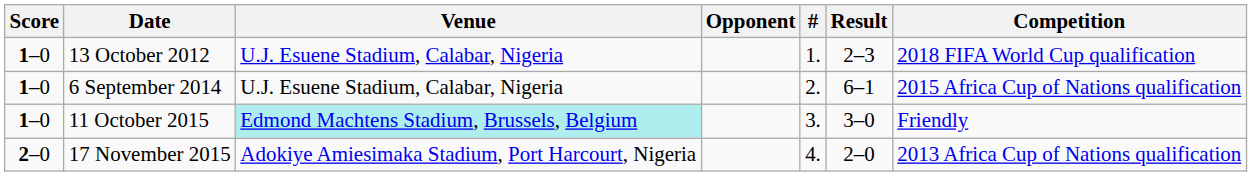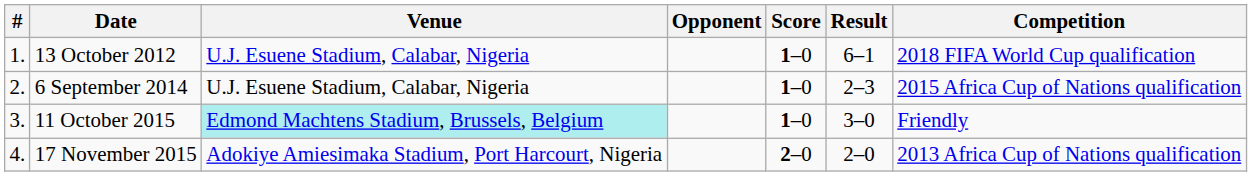columns swapped: (813, 21) <-> (34, 21)
(859, 54) 2–3 -> (859, 54) 6–1
(859, 87) 6–1 -> (859, 87) 2–3
